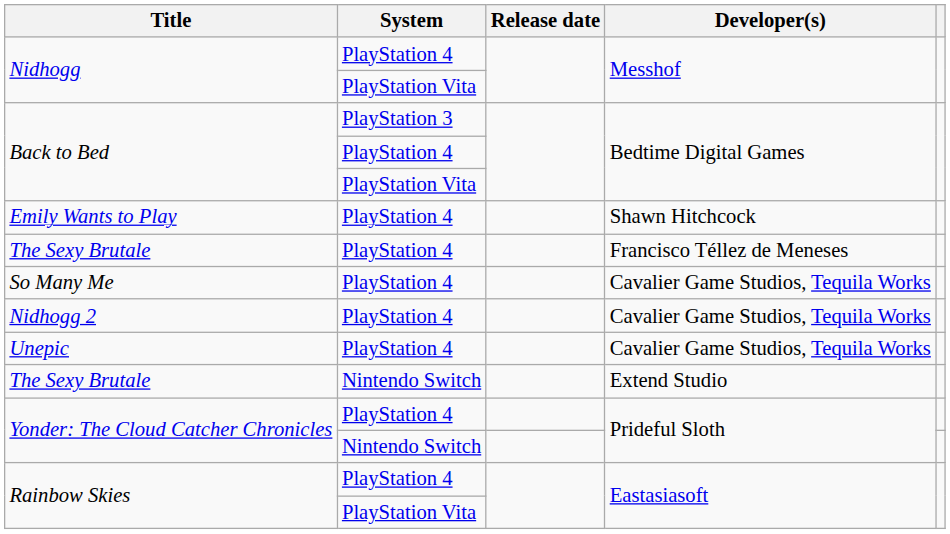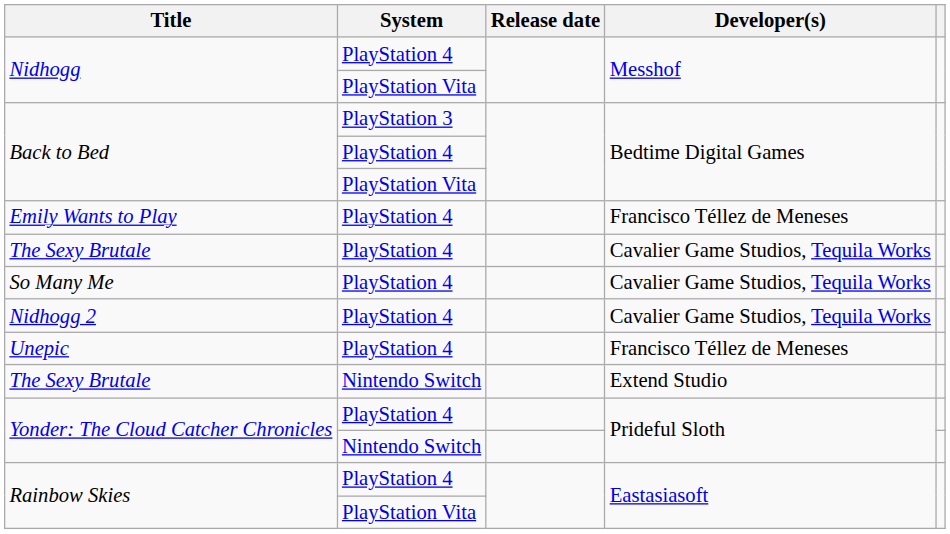(683, 217) Shawn Hitchcock -> (729, 217) Francisco Téllez de Meneses
(729, 250) Francisco Téllez de Meneses -> (770, 250) Cavalier Game Studios, Tequila Works
(770, 348) Cavalier Game Studios, Tequila Works -> (729, 348) Francisco Téllez de Meneses
